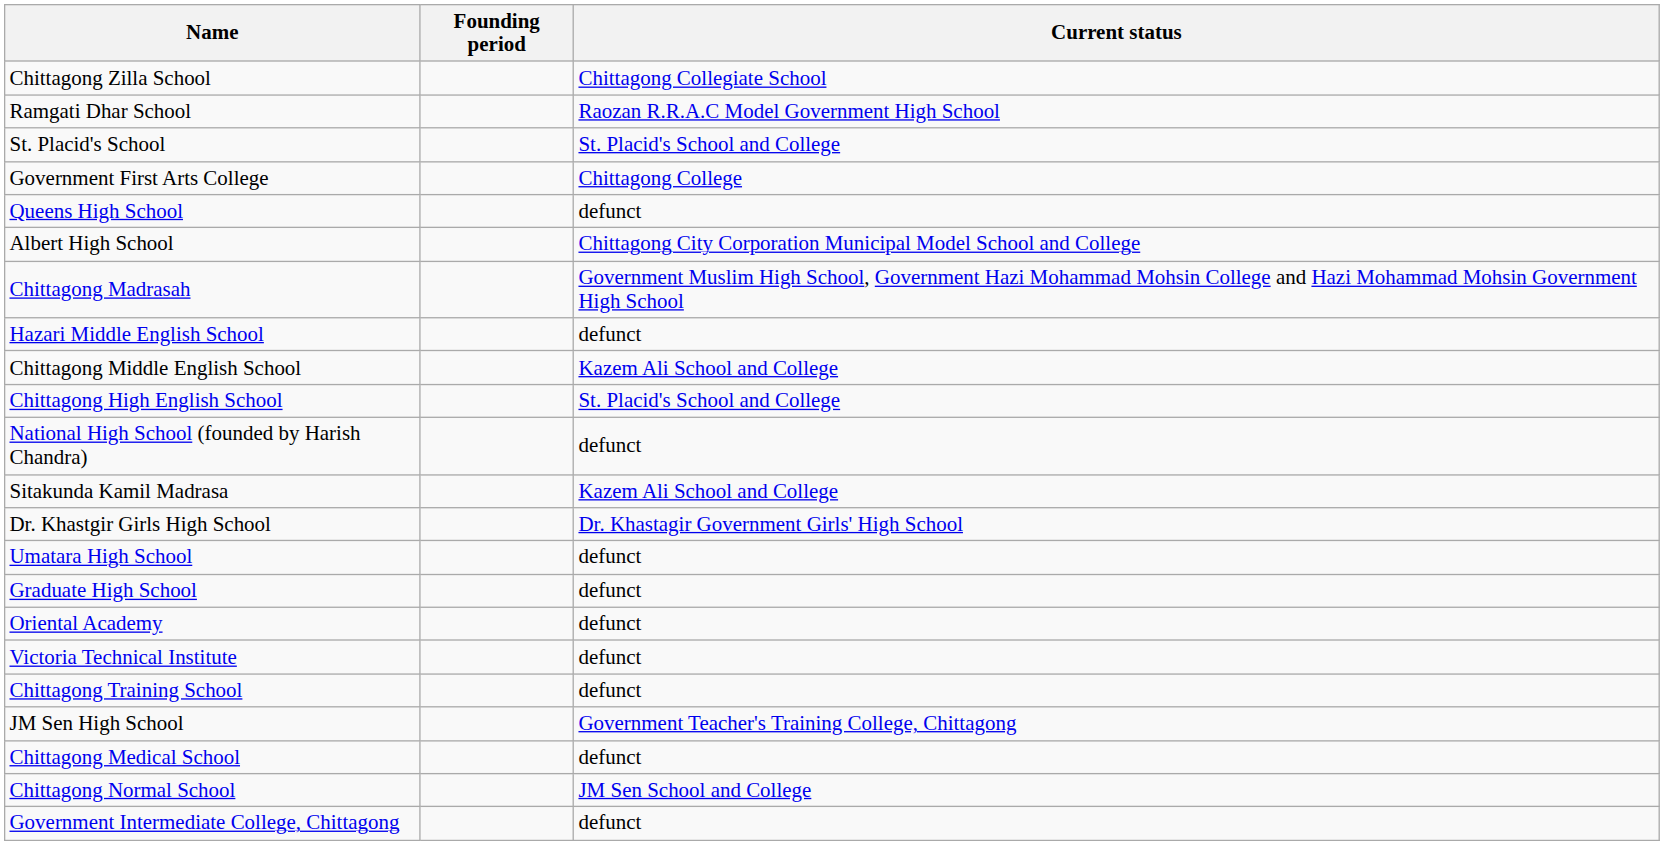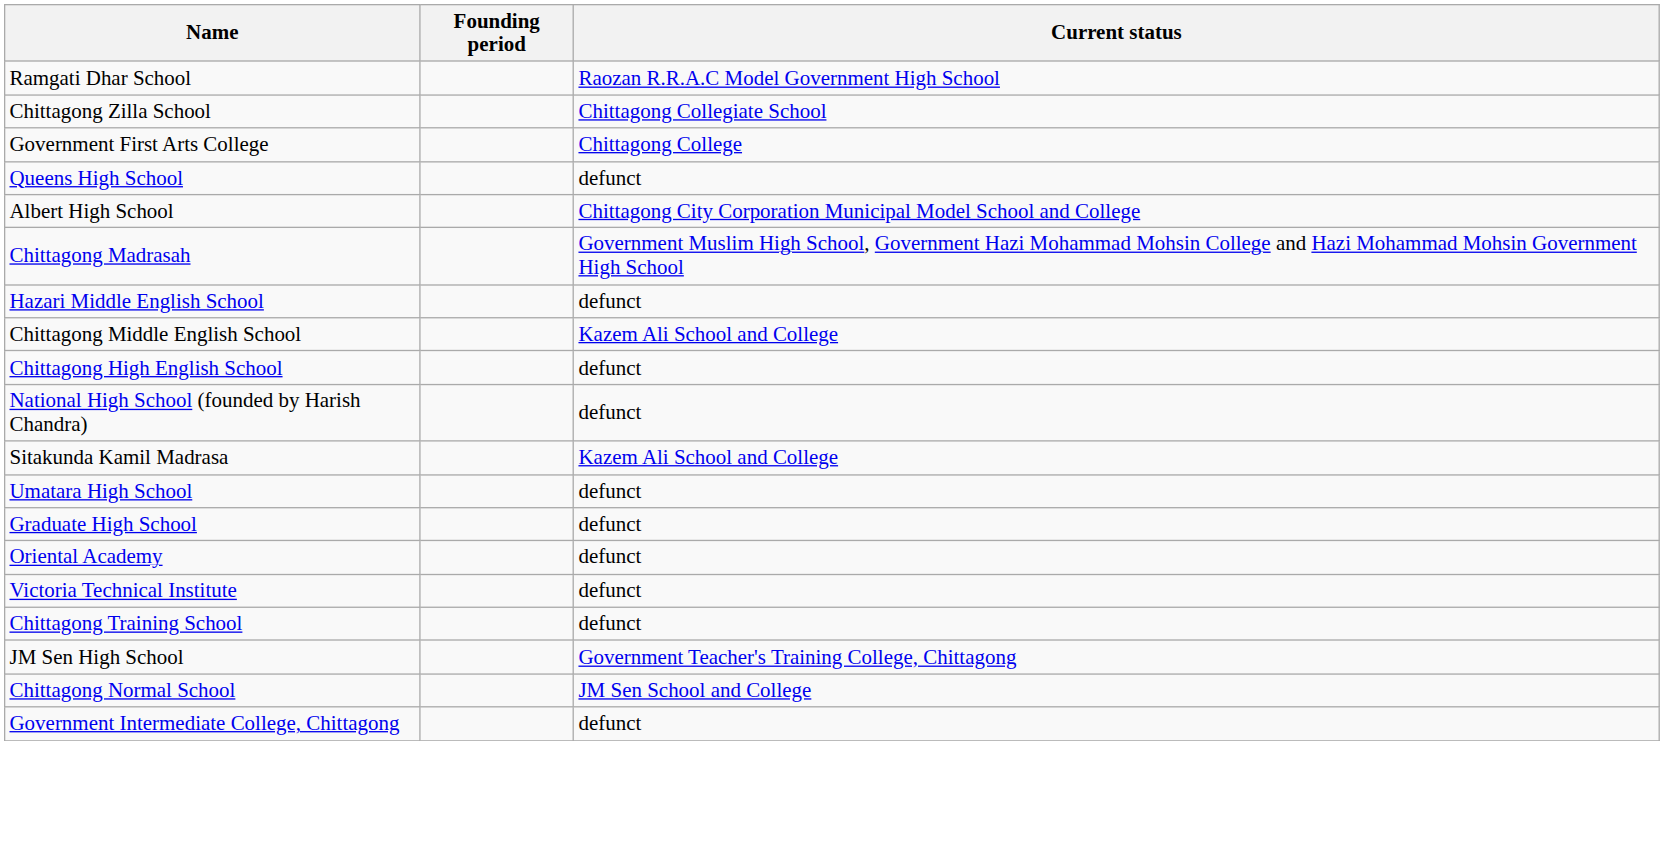rows swapped: (100, 111) <-> (110, 77)
- row: (87, 144)
(709, 400) St. Placid's School and College -> (610, 367) defunct
- row: (140, 523)
- row: (125, 756)
